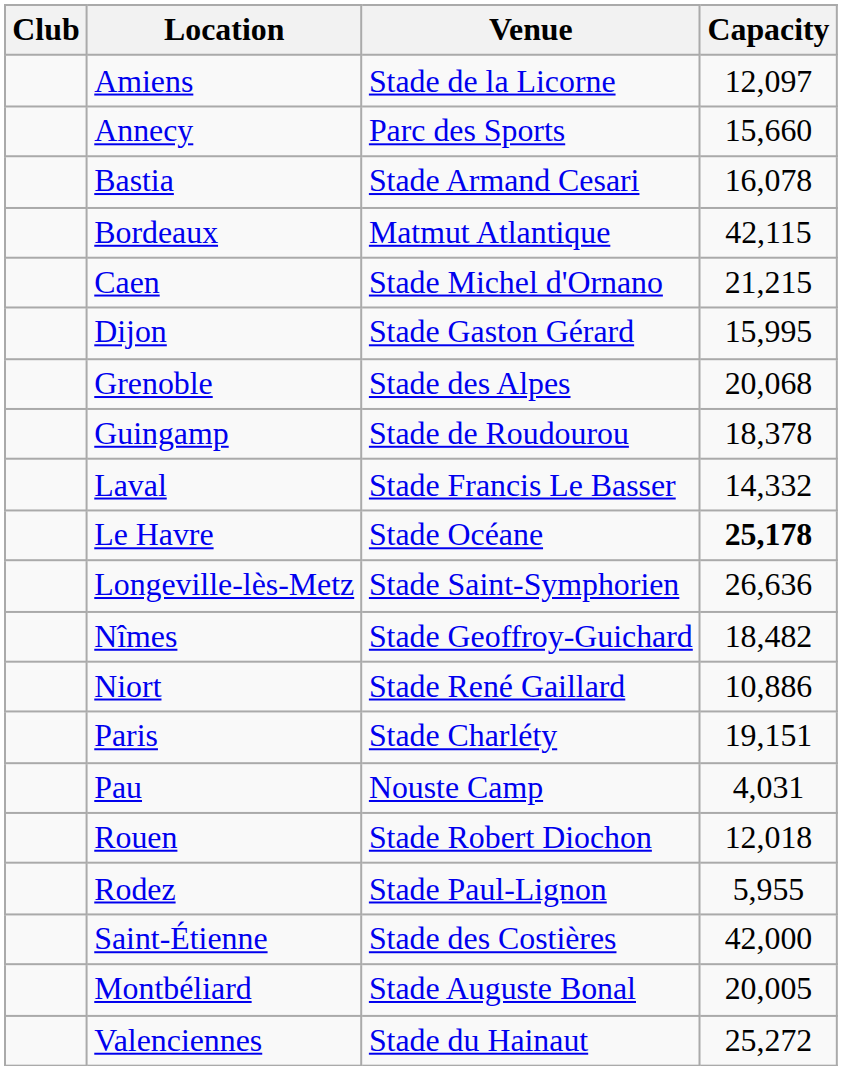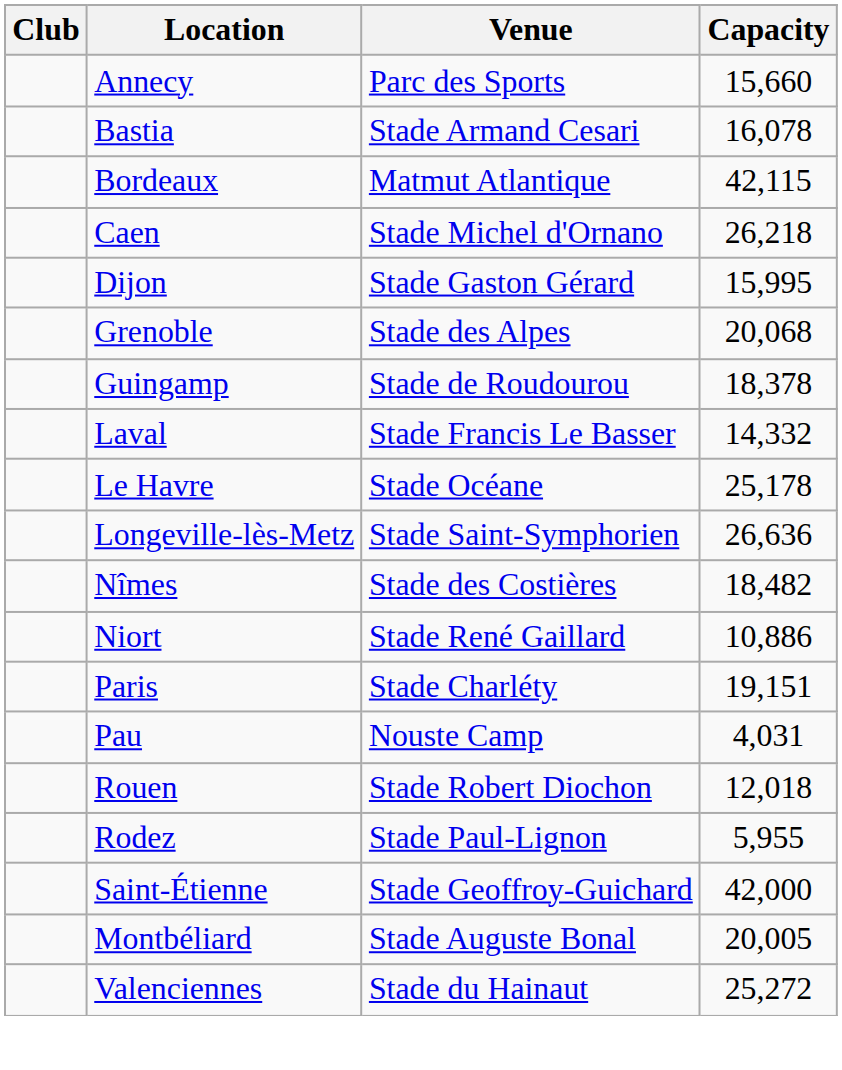- row: (144, 80)
(768, 282) 21,215 -> (768, 231) 26,218
(768, 534) bold -> (768, 484) normal
(531, 635) Stade Geoffroy-Guichard -> (493, 585) Stade des Costières
(493, 938) Stade des Costières -> (531, 888) Stade Geoffroy-Guichard
